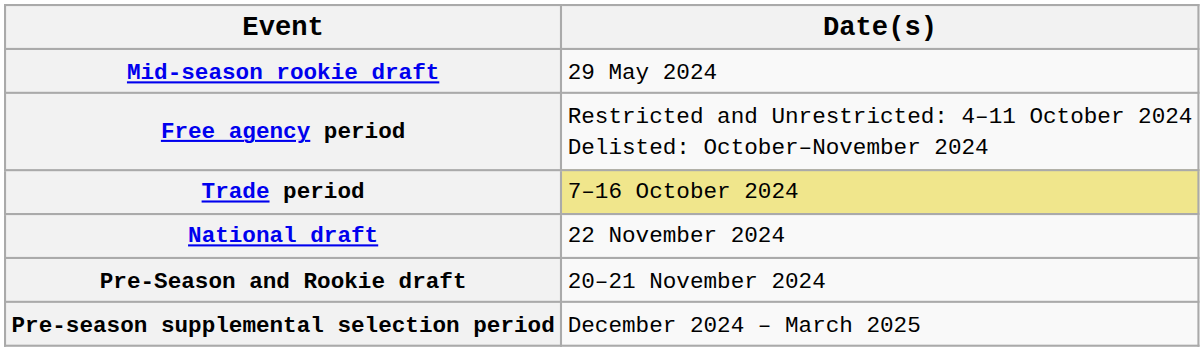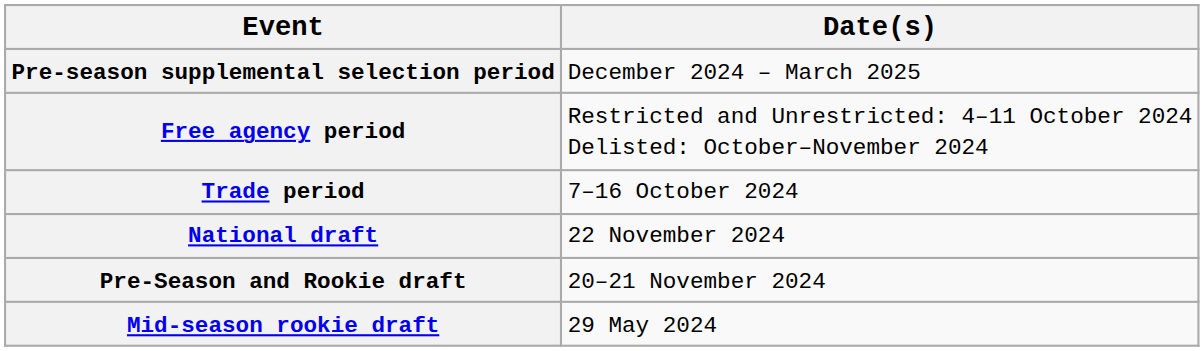rows swapped: (283, 73) <-> (283, 325)
(683, 192) khaki background -> (683, 192) no background
